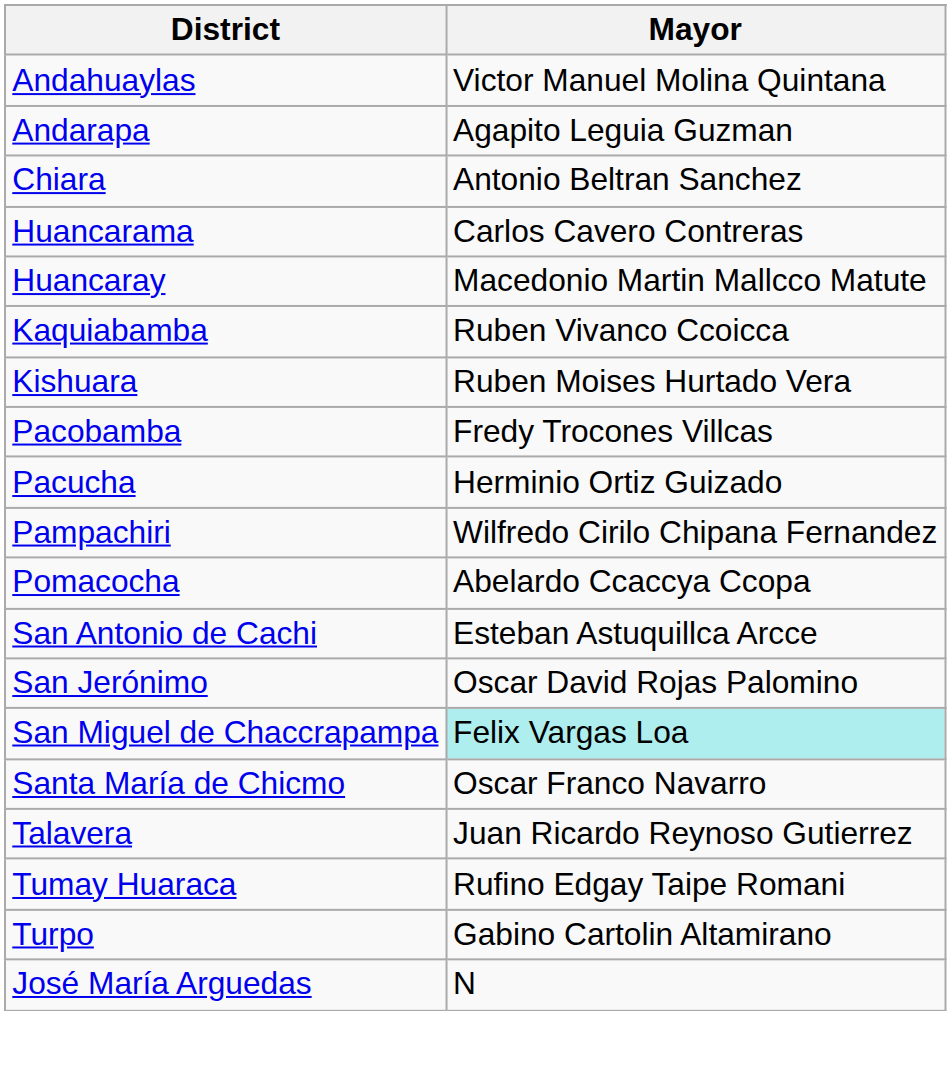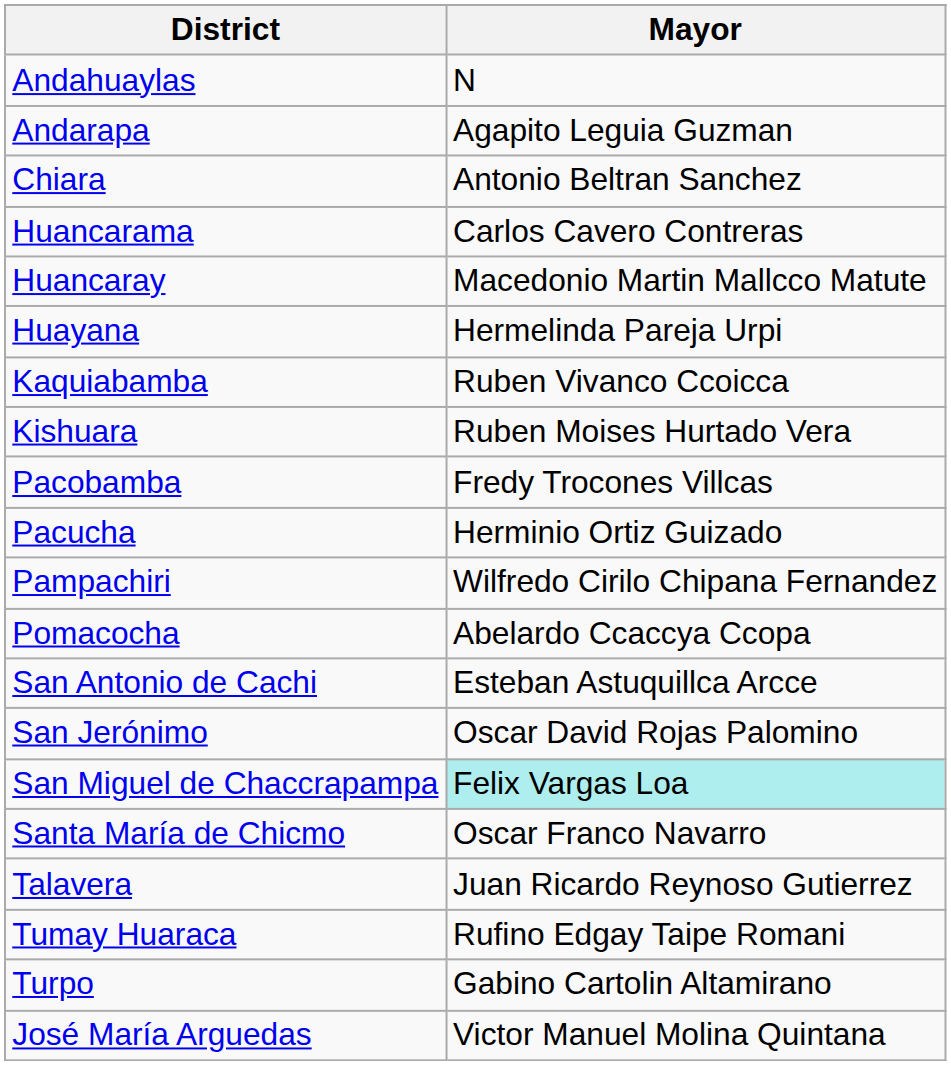(669, 79) Victor Manuel Molina Quintana -> (465, 79) N
+ row: (76, 331)
(465, 984) N -> (669, 1034) Victor Manuel Molina Quintana
